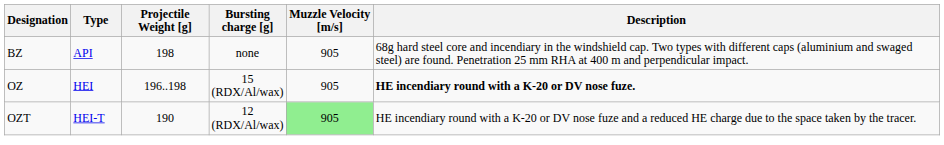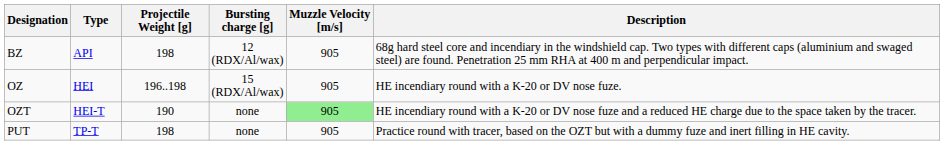(248, 53) none -> (248, 53) 12 (RDX/Al/wax)
(506, 85) bold -> (499, 85) normal
(248, 118) 12 (RDX/Al/wax) -> (248, 111) none
+ row: (18, 130)
